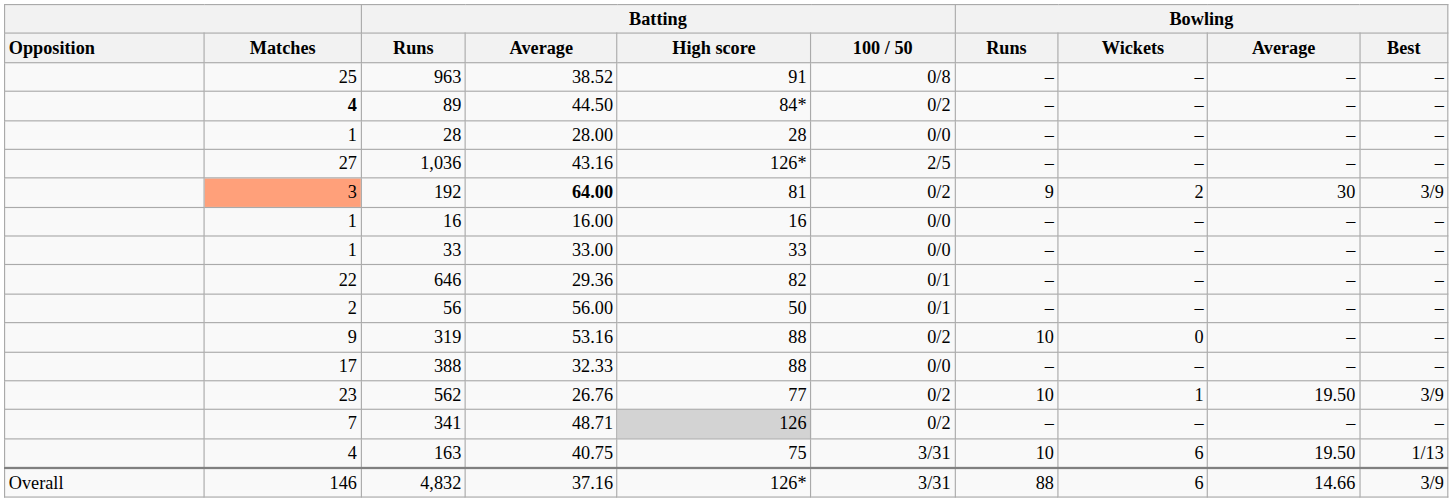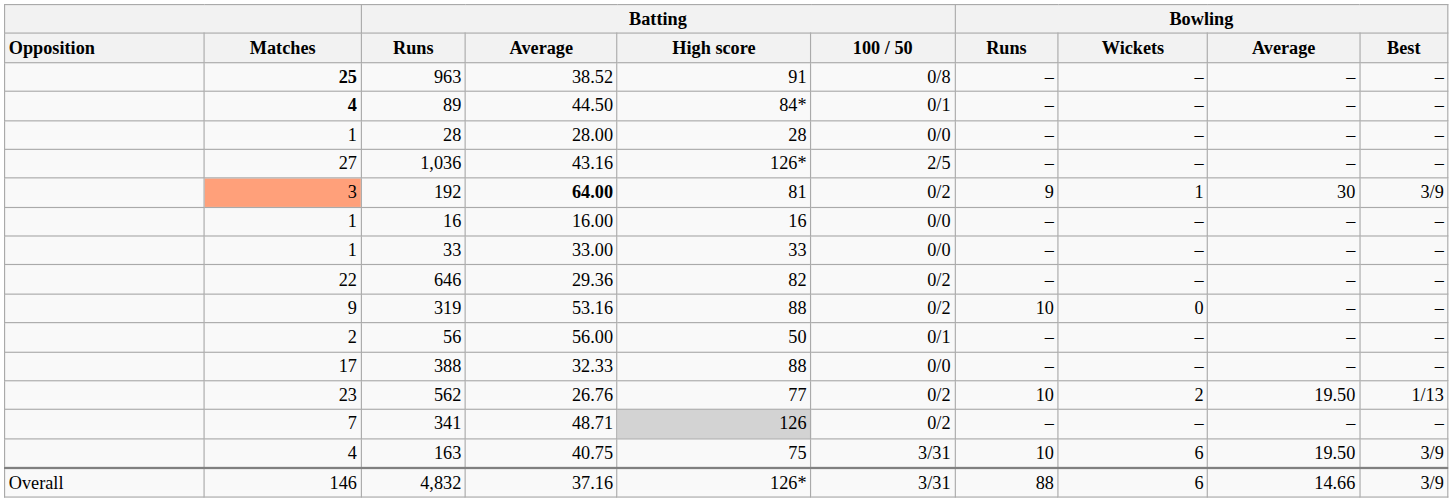(348, 76) normal -> (348, 76) bold
(939, 105) 0/2 -> (939, 105) 0/1
(1199, 192) 2 -> (1199, 192) 1
(939, 279) 0/1 -> (939, 279) 0/2
rows swapped: (448, 337) <-> (452, 308)
(1199, 395) 1 -> (1199, 395) 2
(1432, 395) 3/9 -> (1428, 395) 1/13
(1428, 452) 1/13 -> (1432, 452) 3/9
